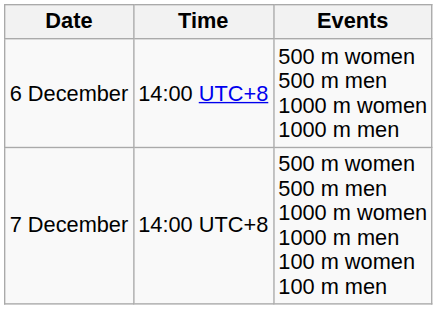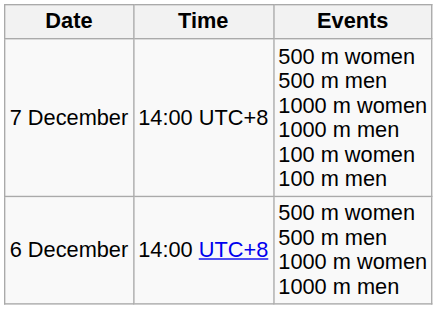rows swapped: (69, 92) <-> (69, 225)
